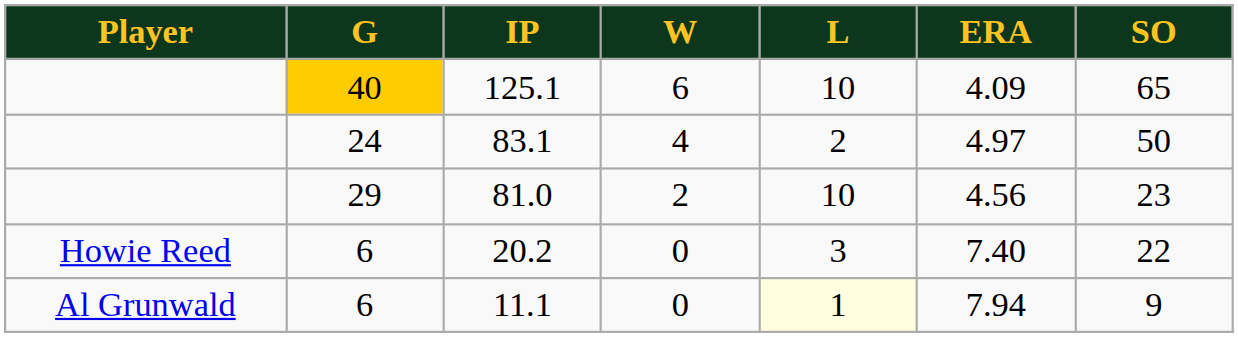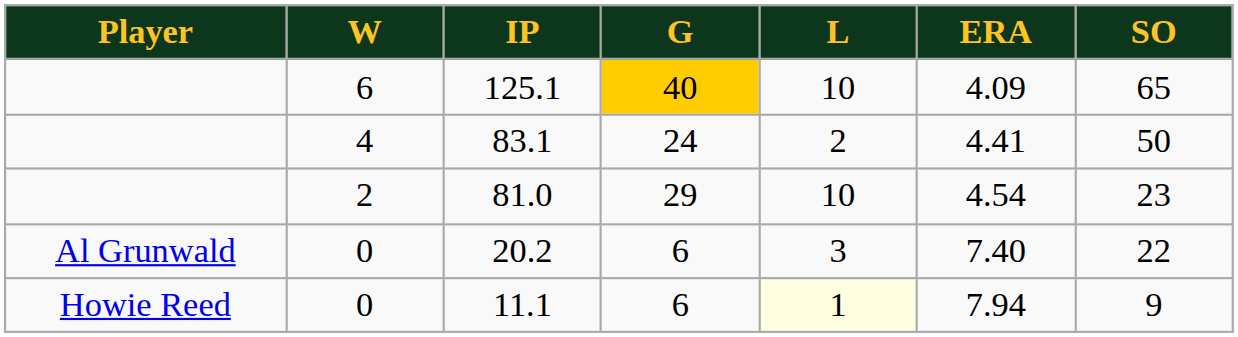columns swapped: (365, 31) <-> (680, 31)
(996, 140) 4.97 -> (996, 140) 4.41
(996, 195) 4.56 -> (996, 195) 4.54
(145, 250) Howie Reed -> (145, 250) Al Grunwald
(145, 304) Al Grunwald -> (145, 304) Howie Reed
